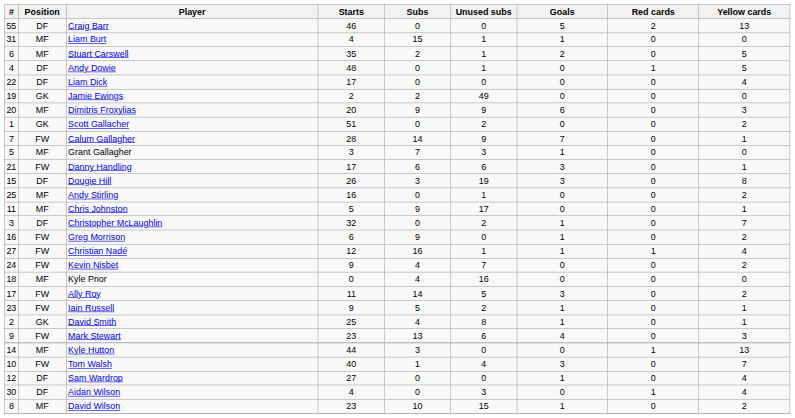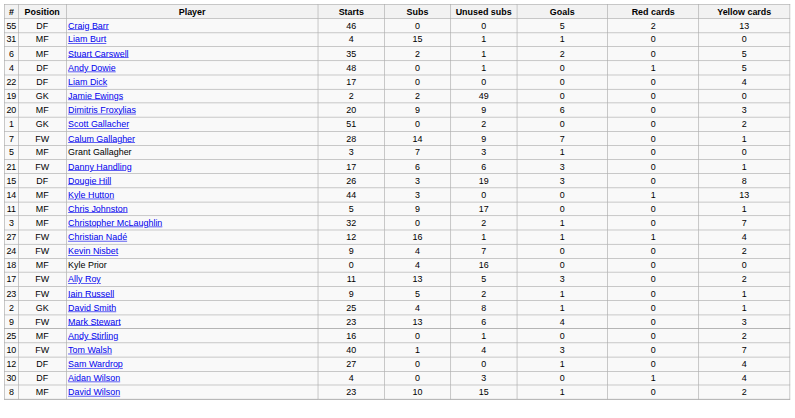rows swapped: (91, 350) <-> (93, 195)
(42, 223) DF -> (42, 223) MF
- row: (97, 237)
(417, 294) 14 -> (417, 280) 13
